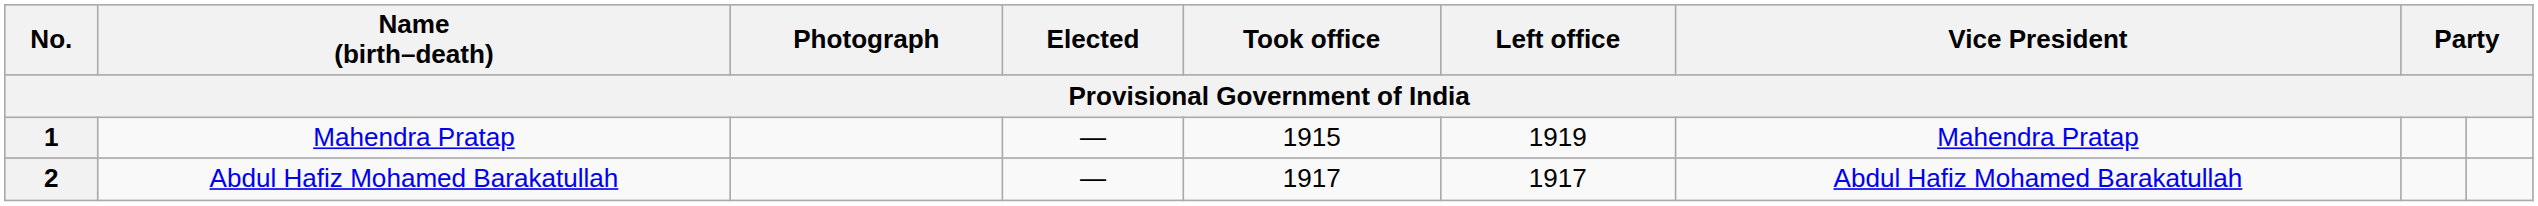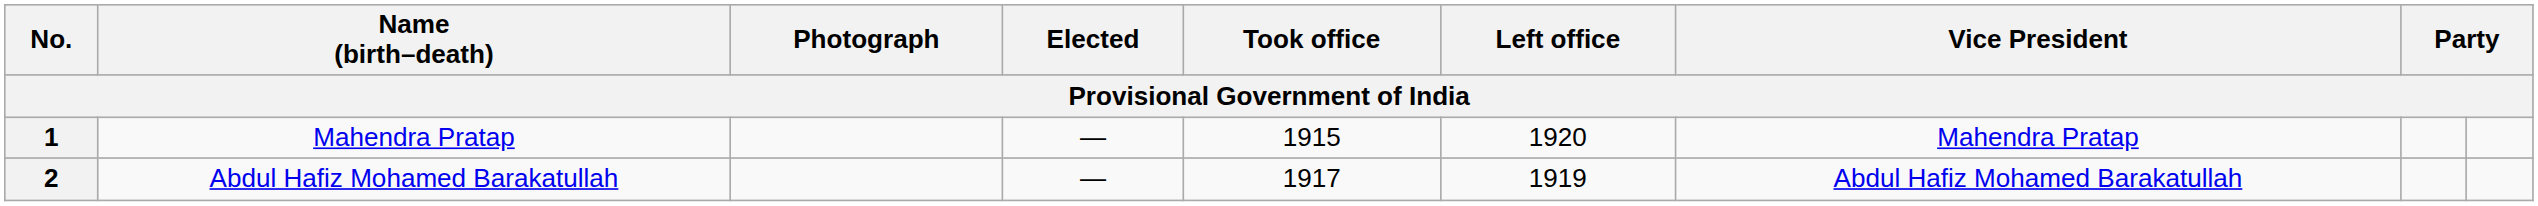(1558, 137) 1919 -> (1558, 137) 1920
(1558, 178) 1917 -> (1558, 178) 1919
